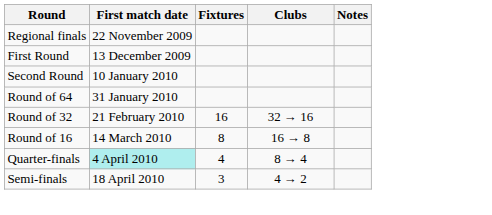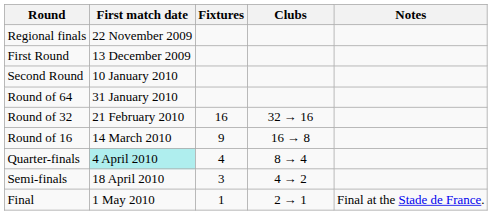(221, 138) 8 -> (221, 138) 9
+ row: (21, 199)
